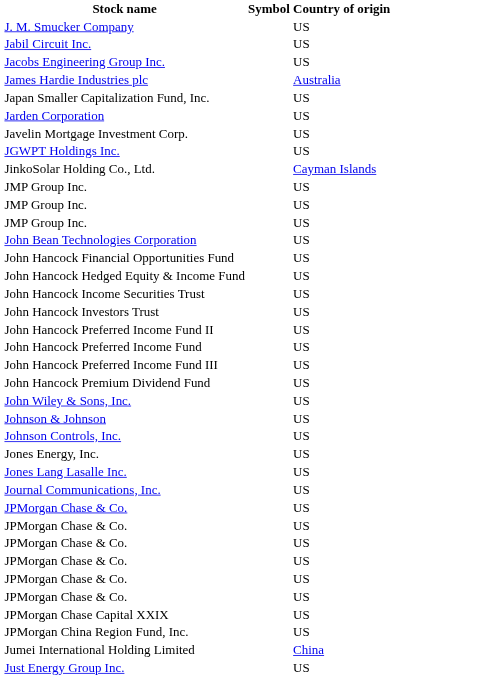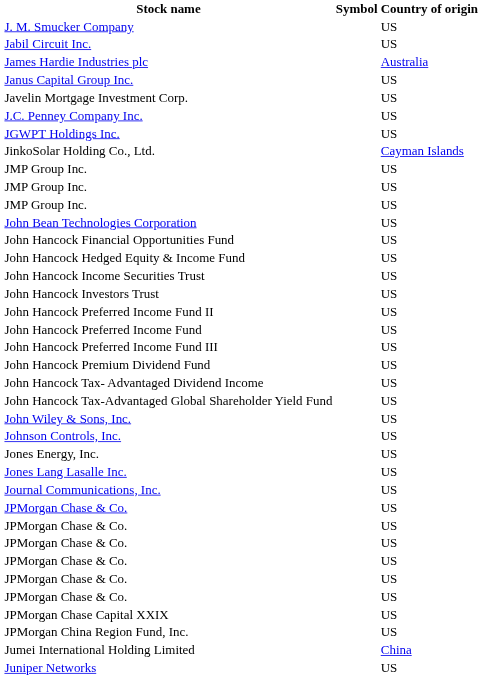- row: (85, 62)
+ row: (69, 80)
- row: (107, 97)
- row: (54, 115)
+ row: (74, 115)
+ row: (134, 383)
+ row: (168, 400)
- row: (55, 418)
+ row: (50, 668)
- row: (64, 668)
